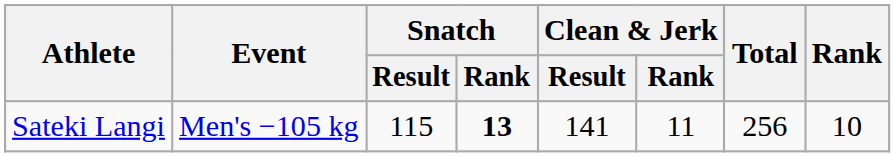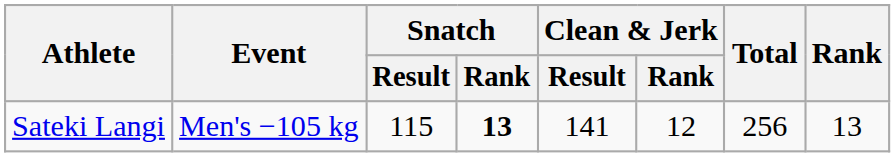(681, 126) 11 -> (681, 126) 12
(847, 126) 10 -> (847, 126) 13
